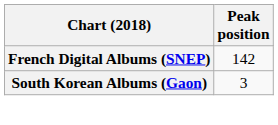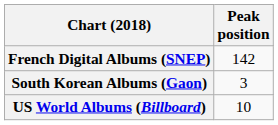+ row: (109, 107)
